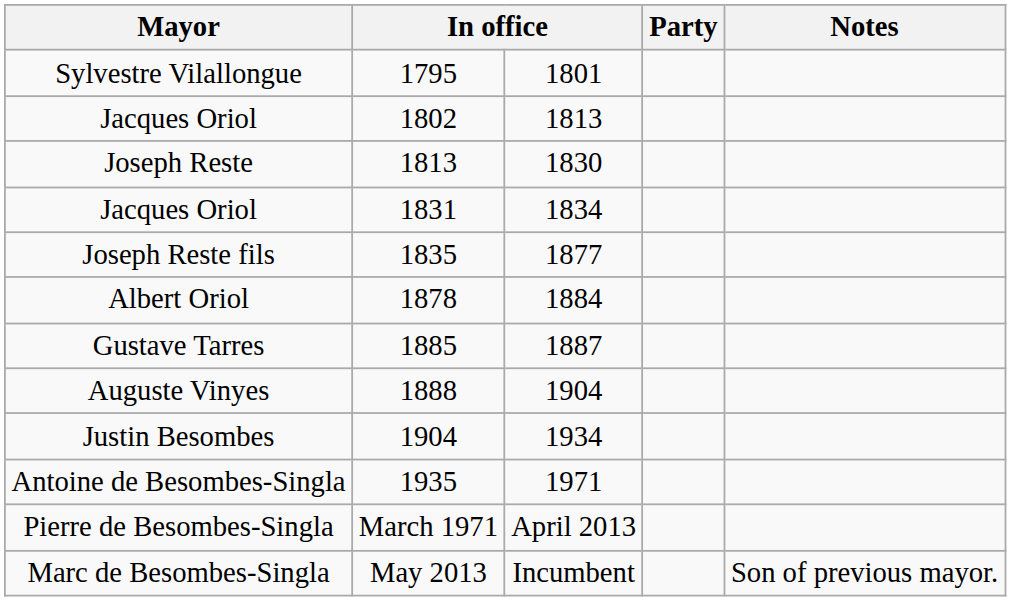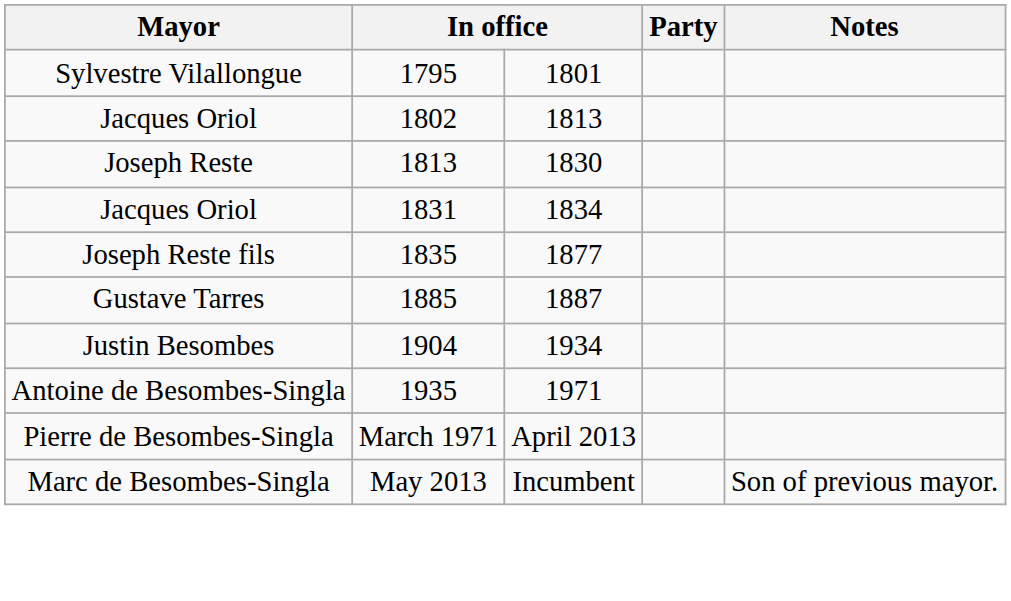- row: (179, 299)
- row: (179, 390)
